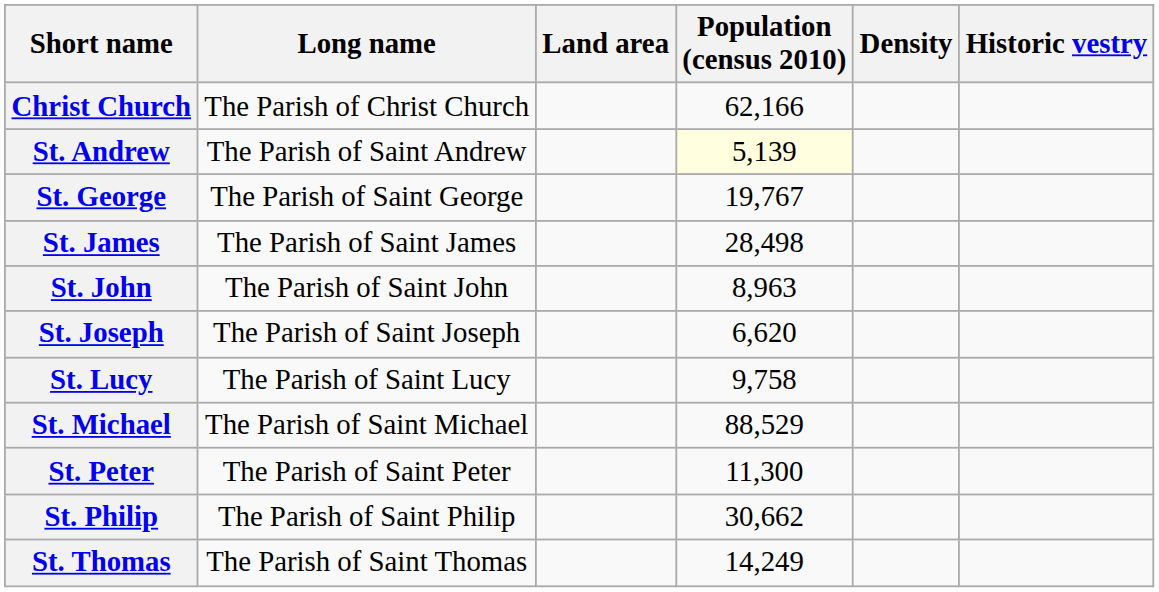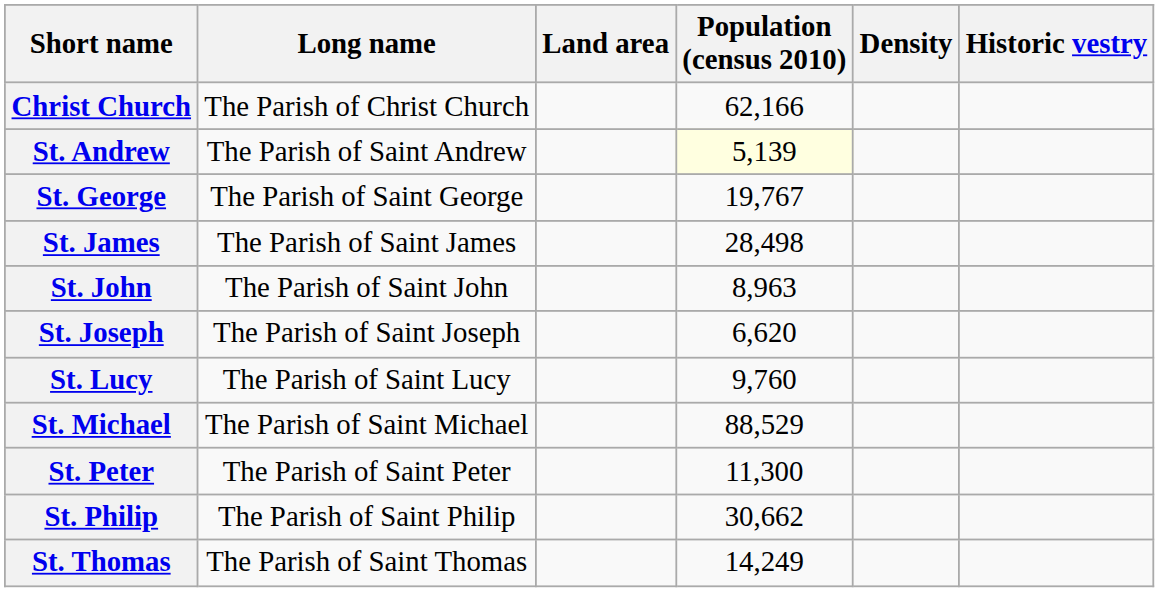(764, 379) 9,758 -> (764, 379) 9,760
